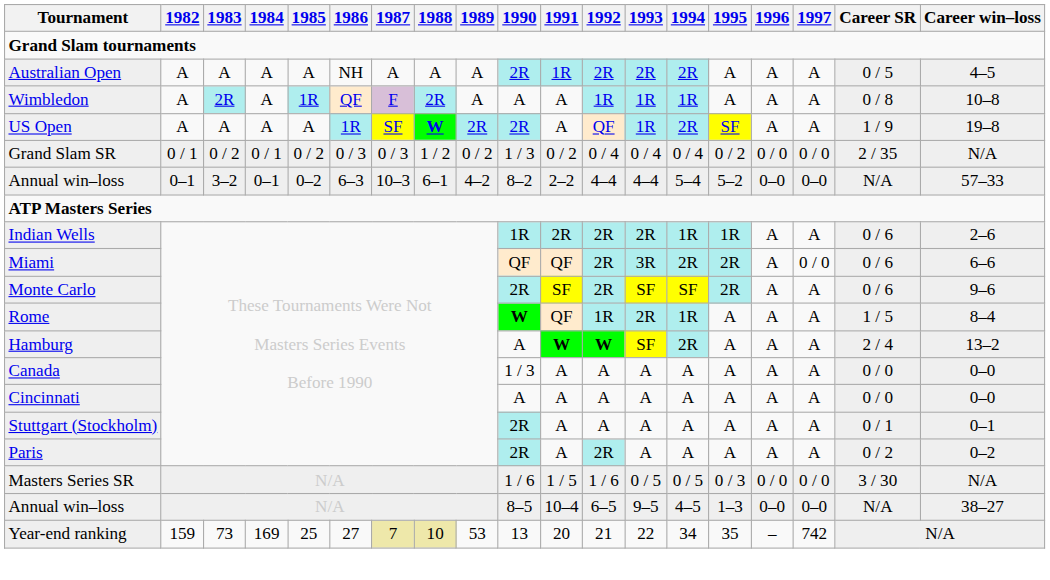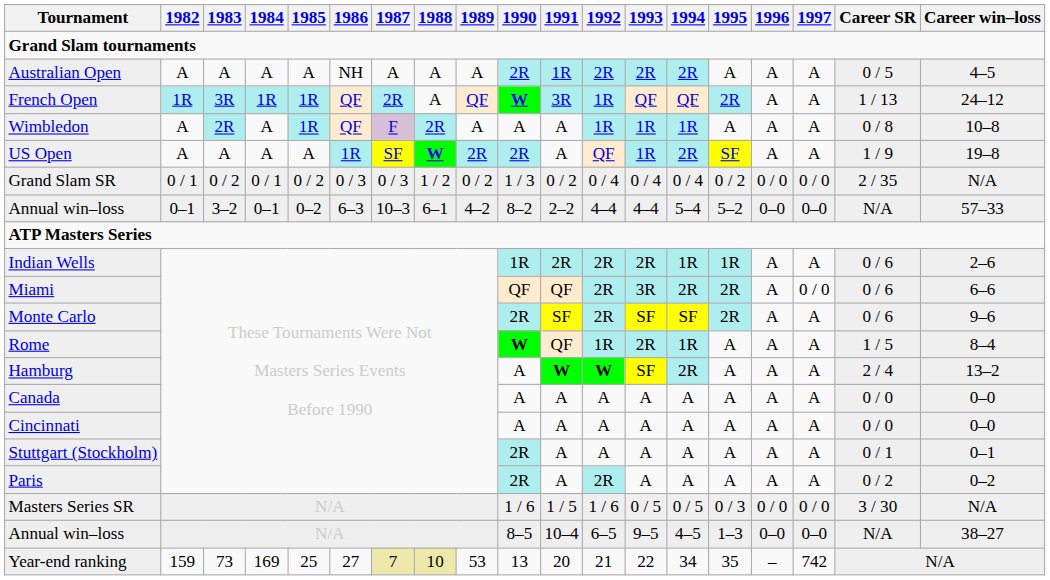+ row: (53, 99)
(519, 371) 1 / 3 -> (519, 398) A
